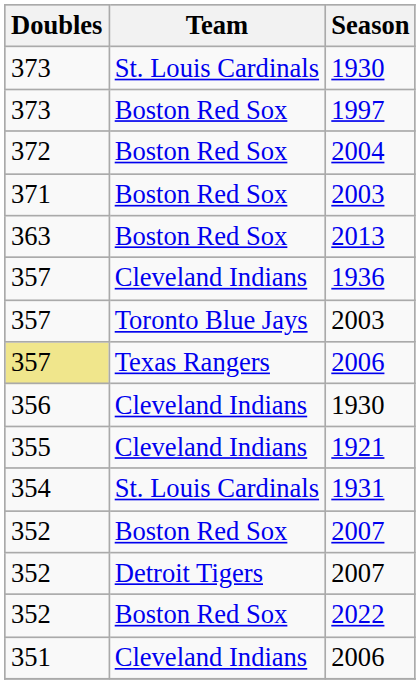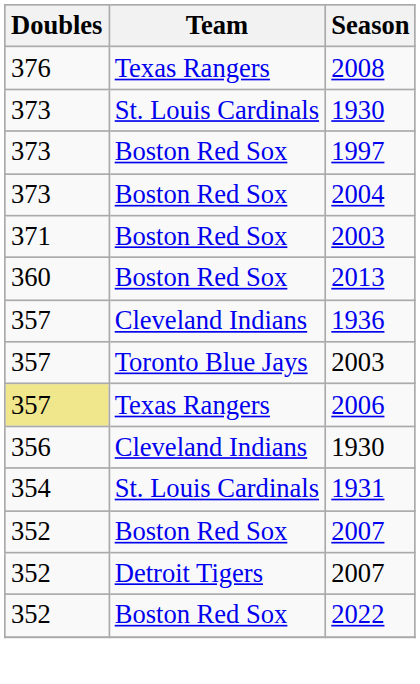+ row: (192, 67)
(31, 151) 372 -> (31, 194) 373
(31, 236) 363 -> (31, 278) 360
- row: (211, 446)
- row: (211, 657)
